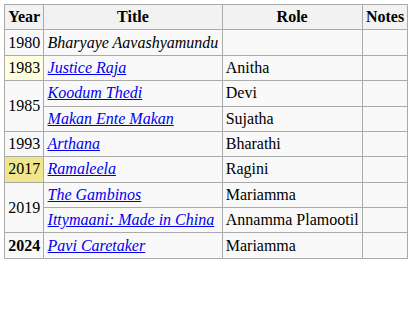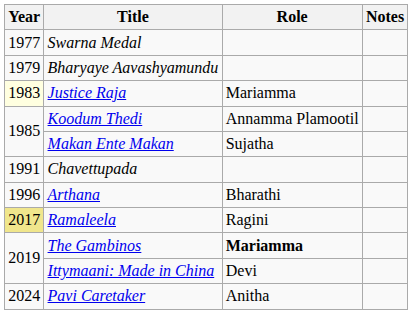+ row: (94, 42)
(24, 42) 1980 -> (24, 67) 1979
(247, 67) Anitha -> (261, 93) Mariamma
(241, 93) Devi -> (292, 118) Annamma Plamootil
+ row: (92, 169)
(24, 144) 1993 -> (24, 194) 1996
(261, 194) normal -> (264, 245) bold
(292, 220) Annamma Plamootil -> (241, 270) Devi
(24, 245) bold -> (24, 296) normal
(261, 245) Mariamma -> (247, 296) Anitha
